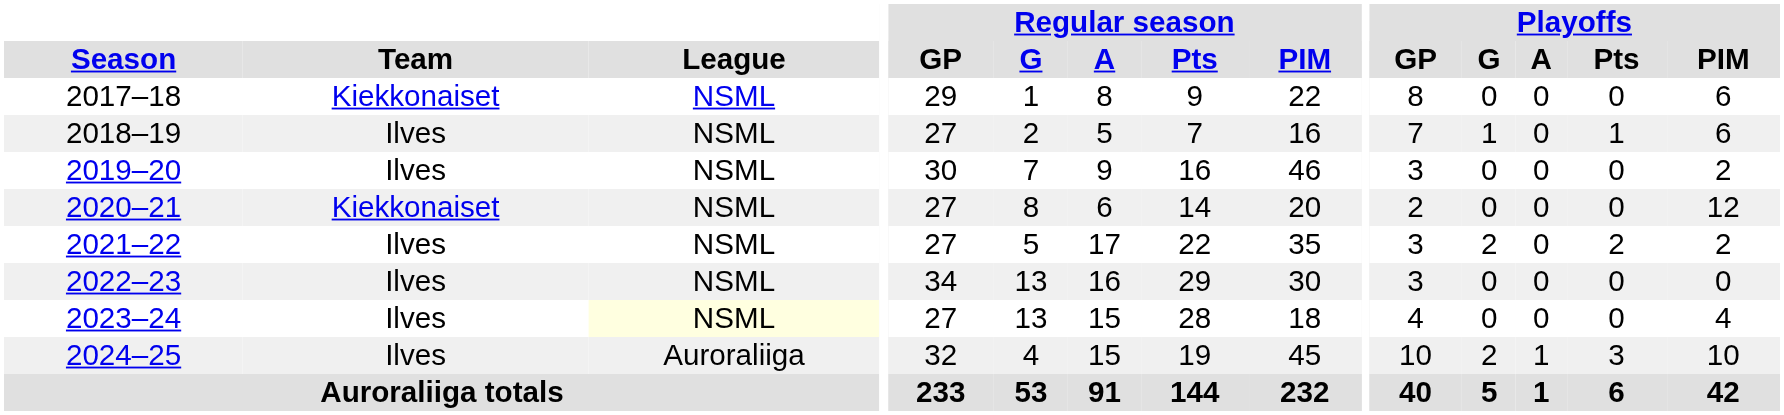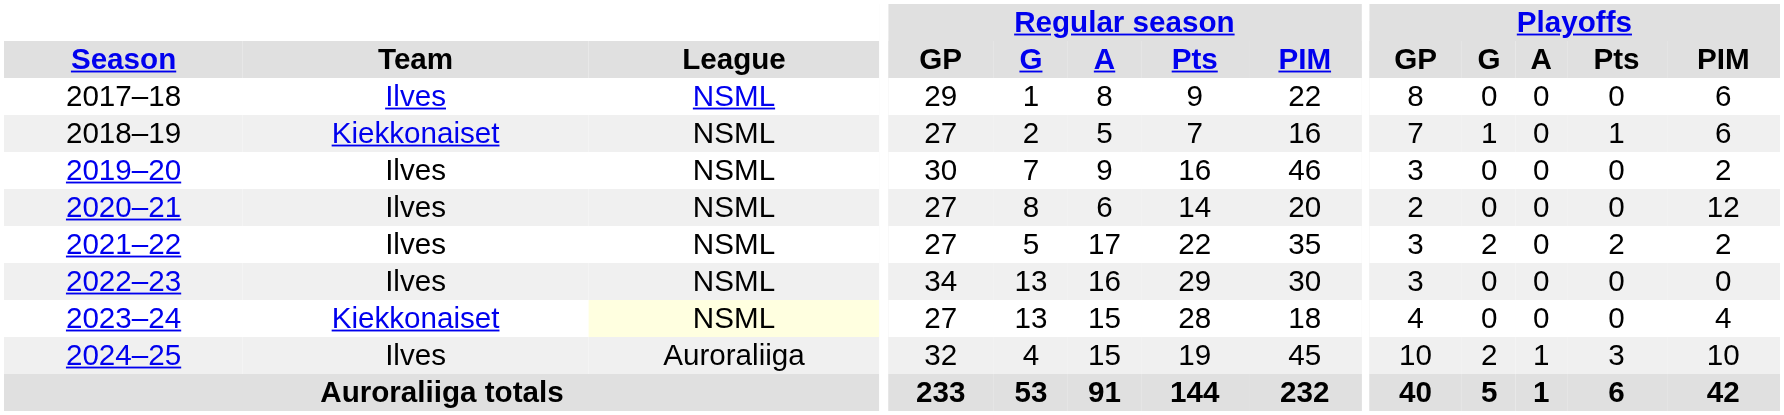(416, 96) Kiekkonaiset -> (416, 96) Ilves
(416, 133) Ilves -> (416, 133) Kiekkonaiset
(416, 207) Kiekkonaiset -> (416, 207) Ilves
(416, 318) Ilves -> (416, 318) Kiekkonaiset
